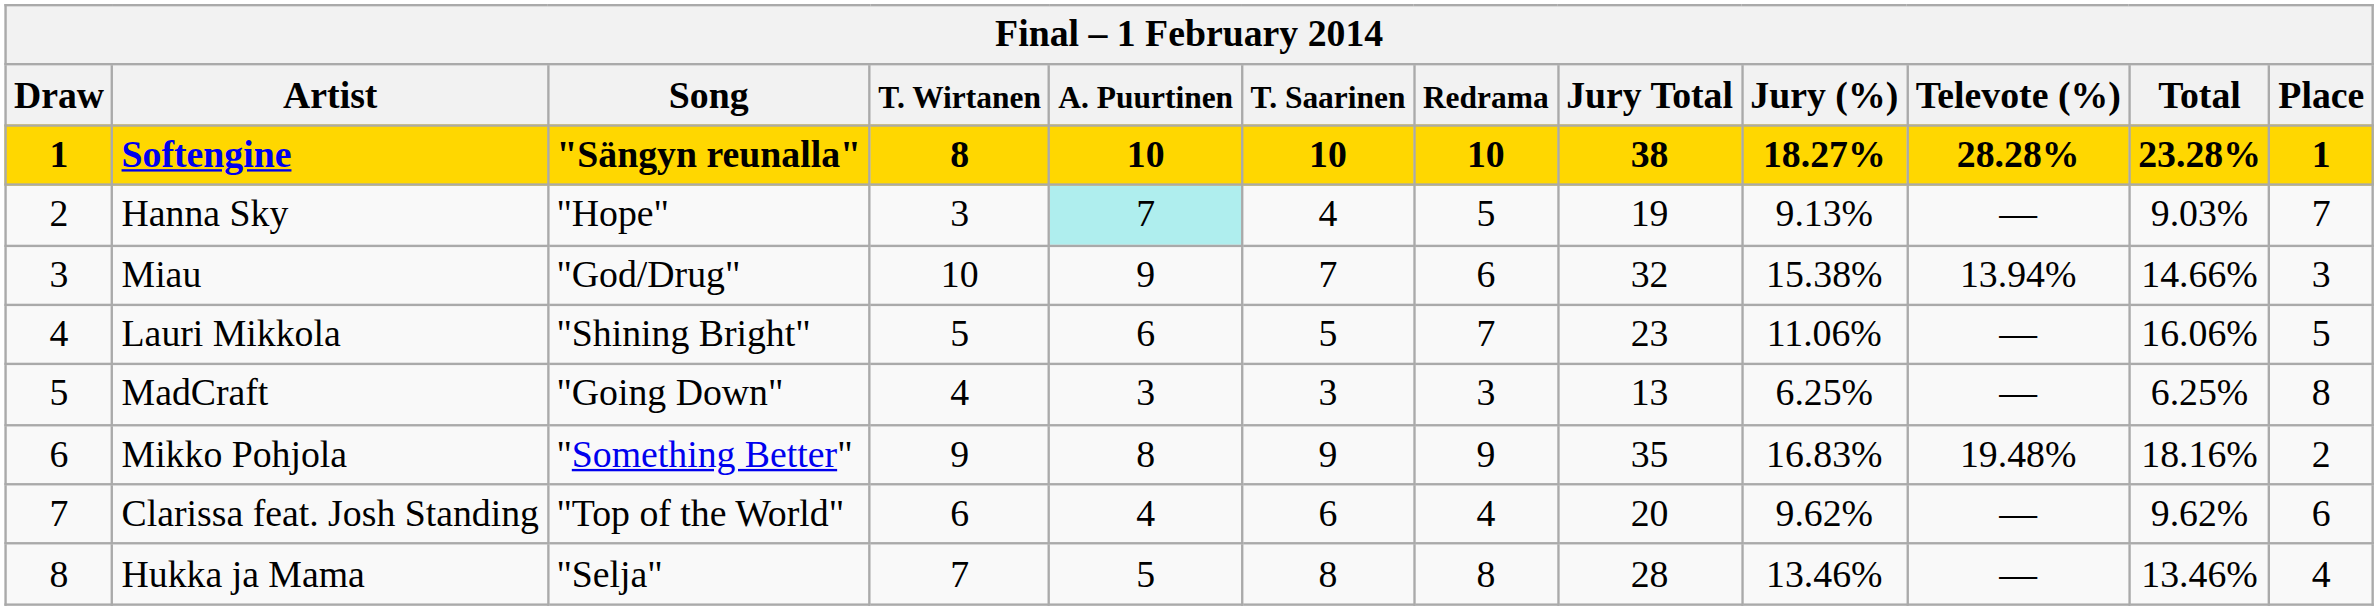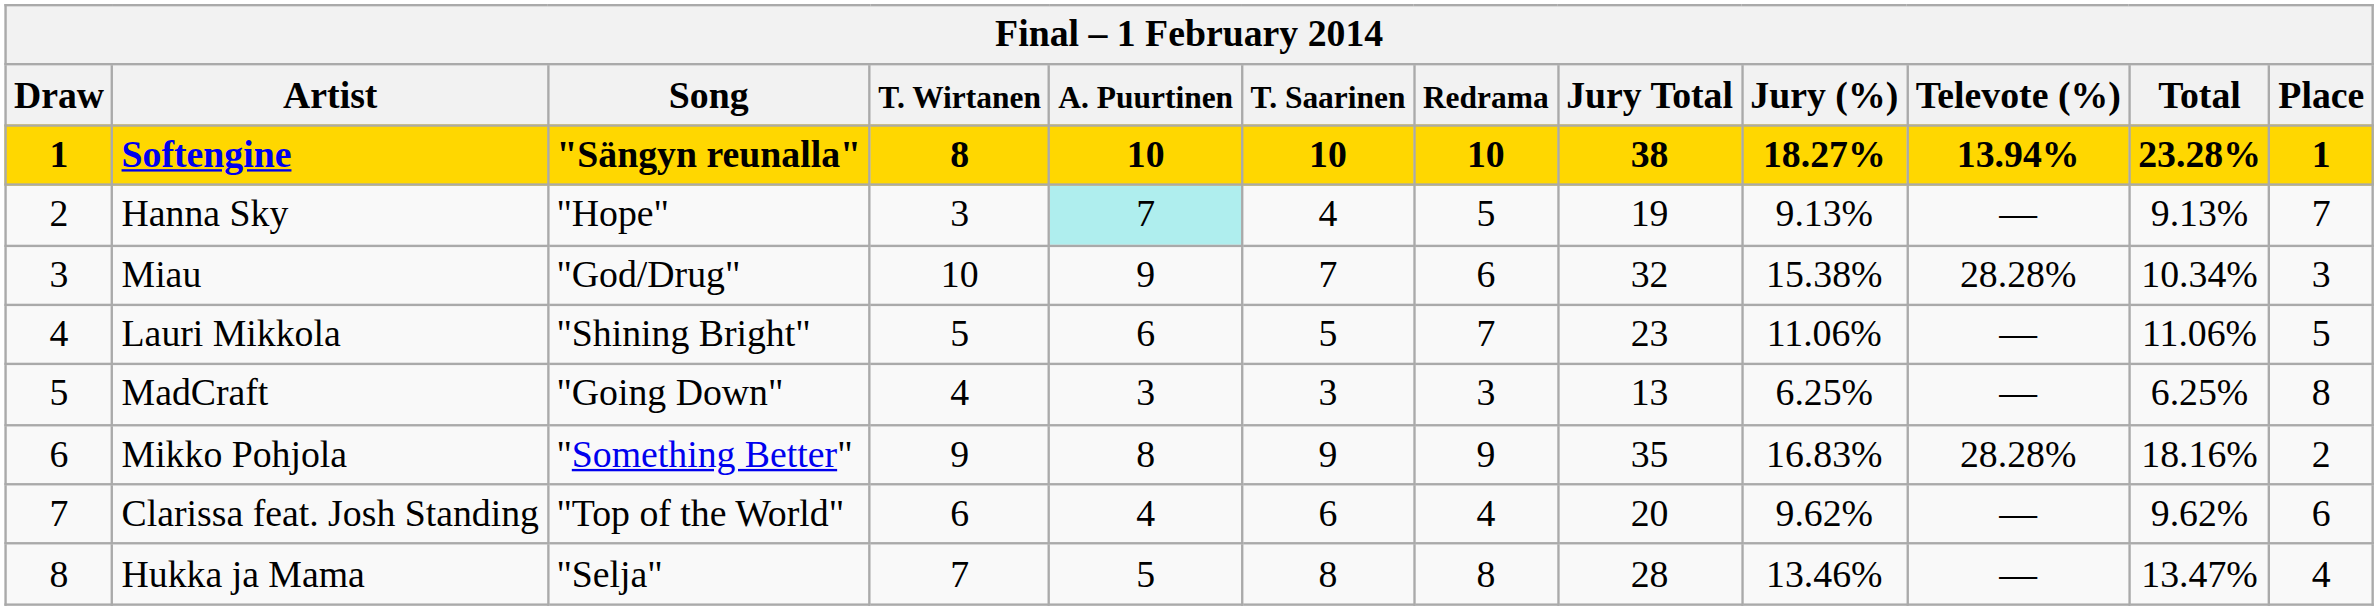(2018, 154) 28.28% -> (2018, 154) 13.94%
(2200, 214) 9.03% -> (2200, 214) 9.13%
(2018, 273) 13.94% -> (2018, 273) 28.28%
(2200, 273) 14.66% -> (2200, 273) 10.34%
(2200, 333) 16.06% -> (2200, 333) 11.06%
(2018, 453) 19.48% -> (2018, 453) 28.28%
(2200, 573) 13.46% -> (2200, 573) 13.47%
